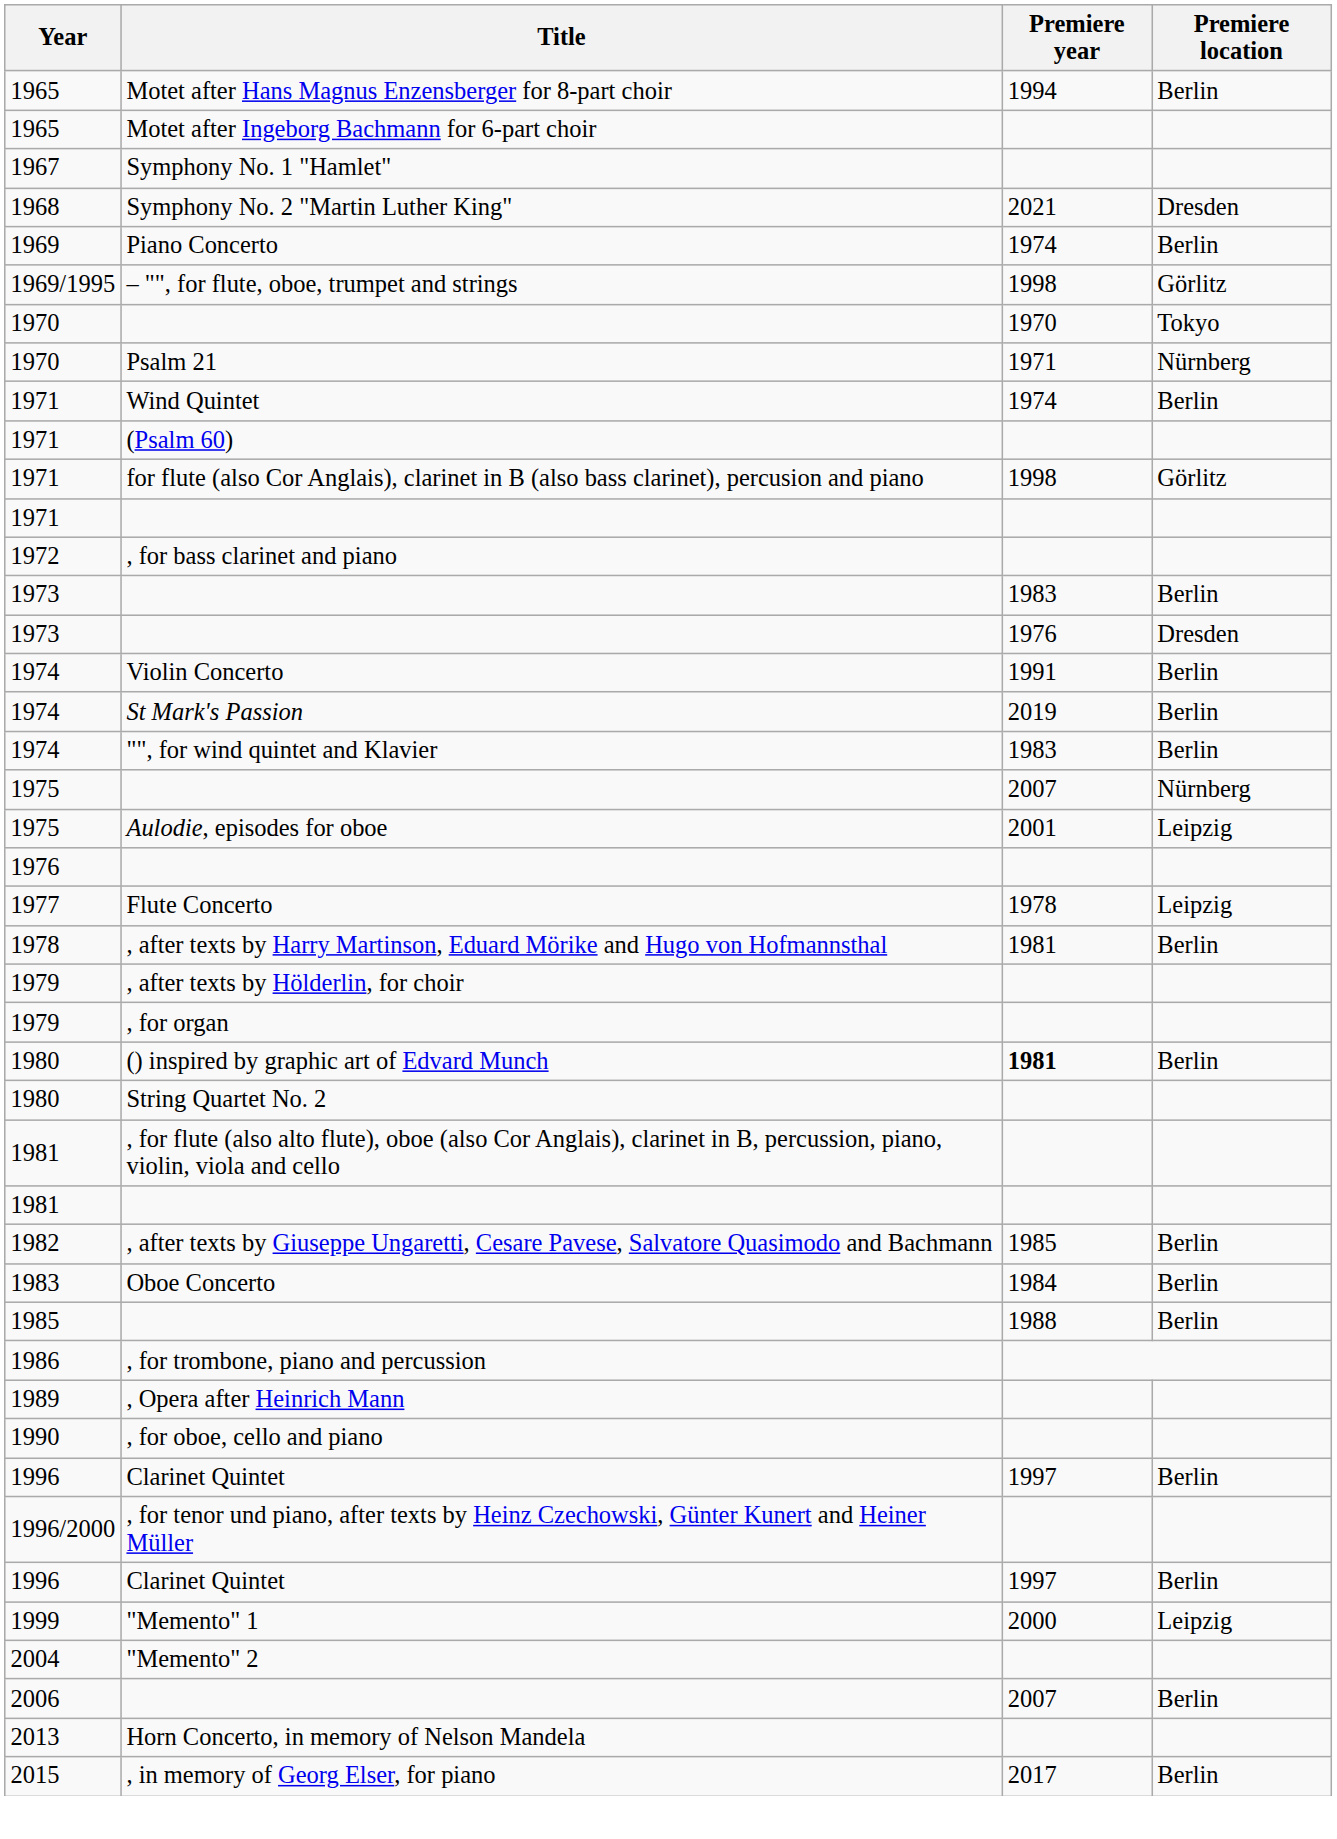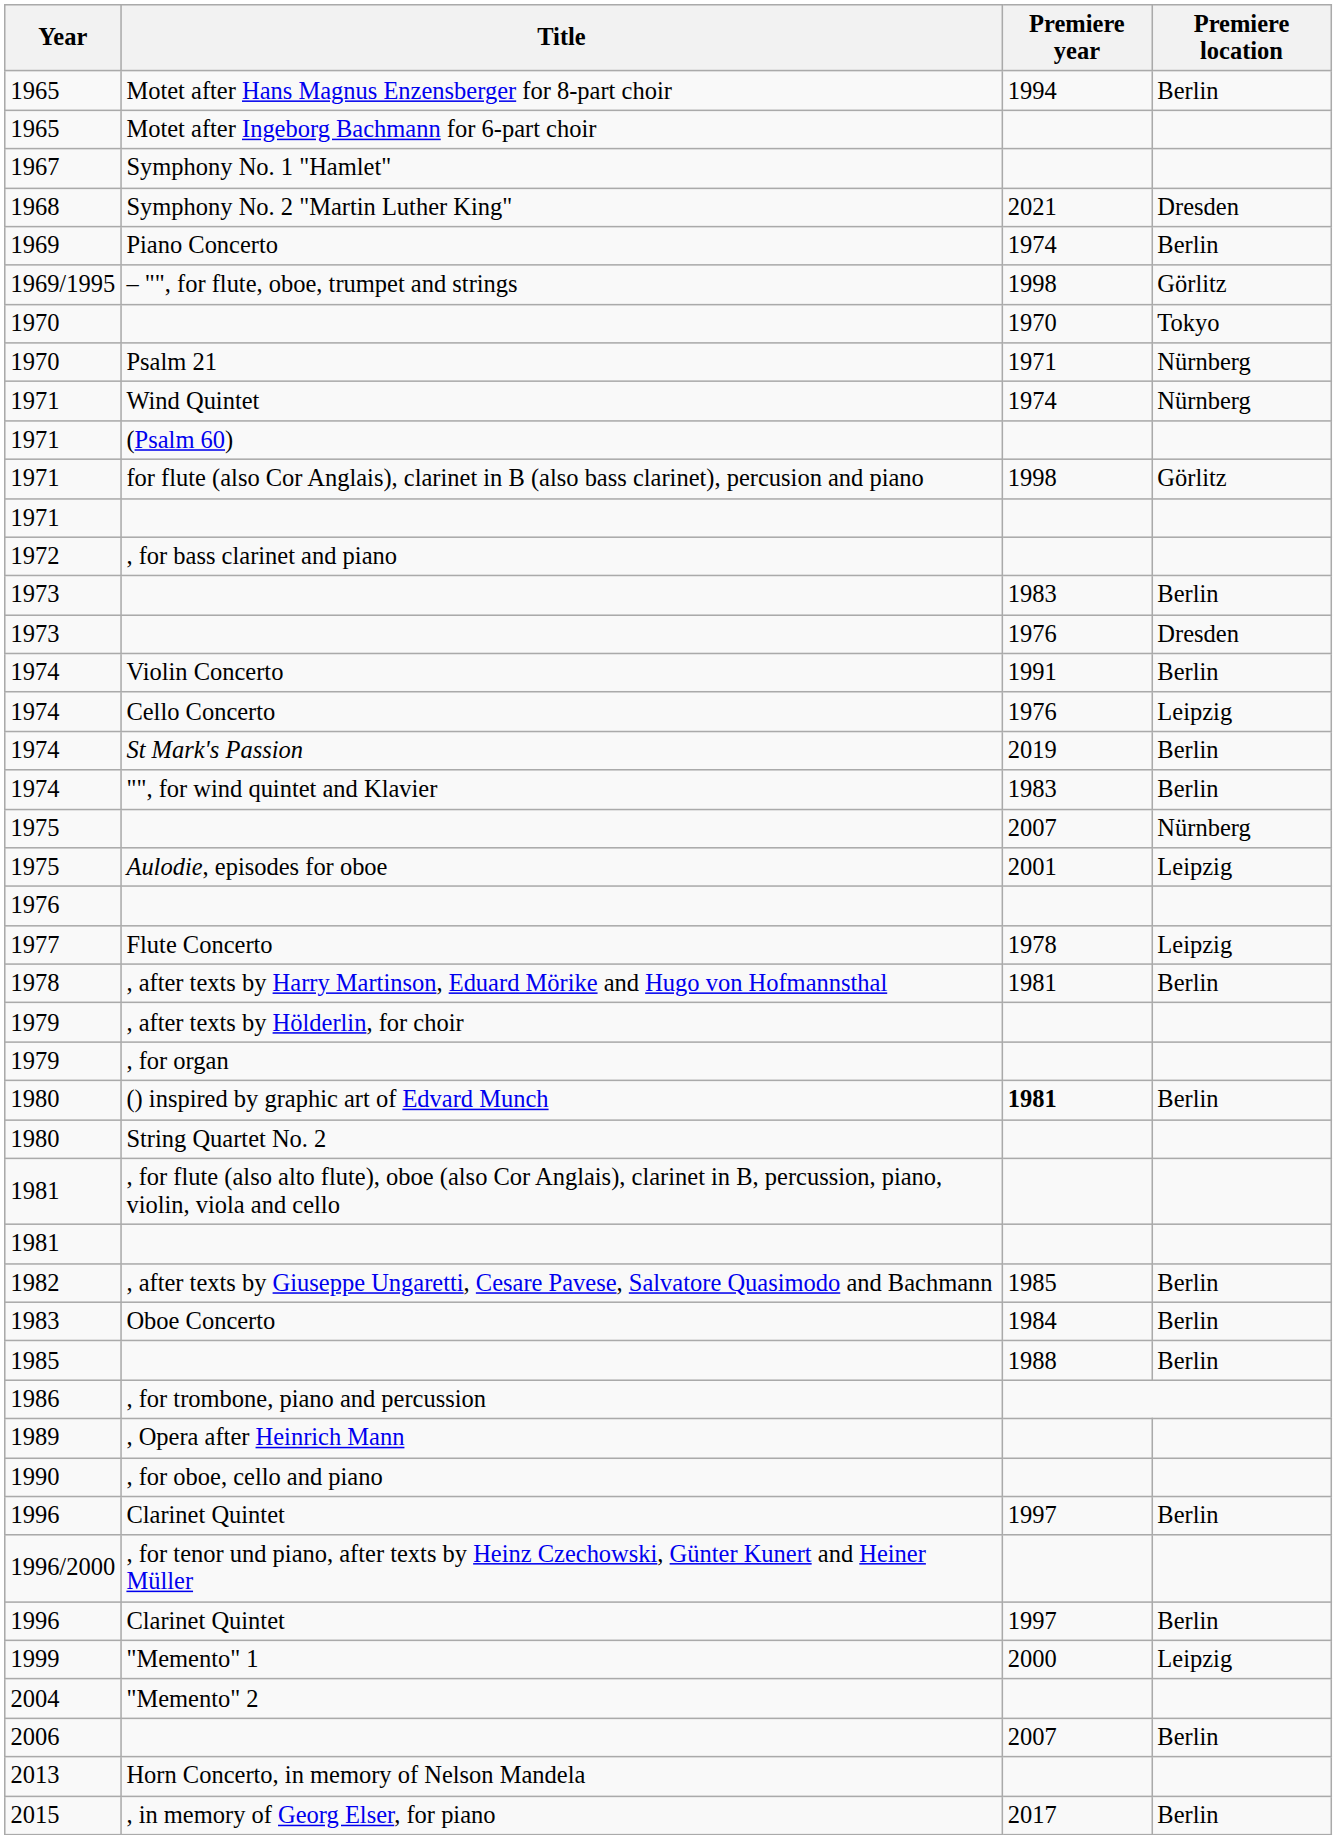(1188, 400) Berlin -> (1204, 400) Nürnberg
+ row: (35, 711)
